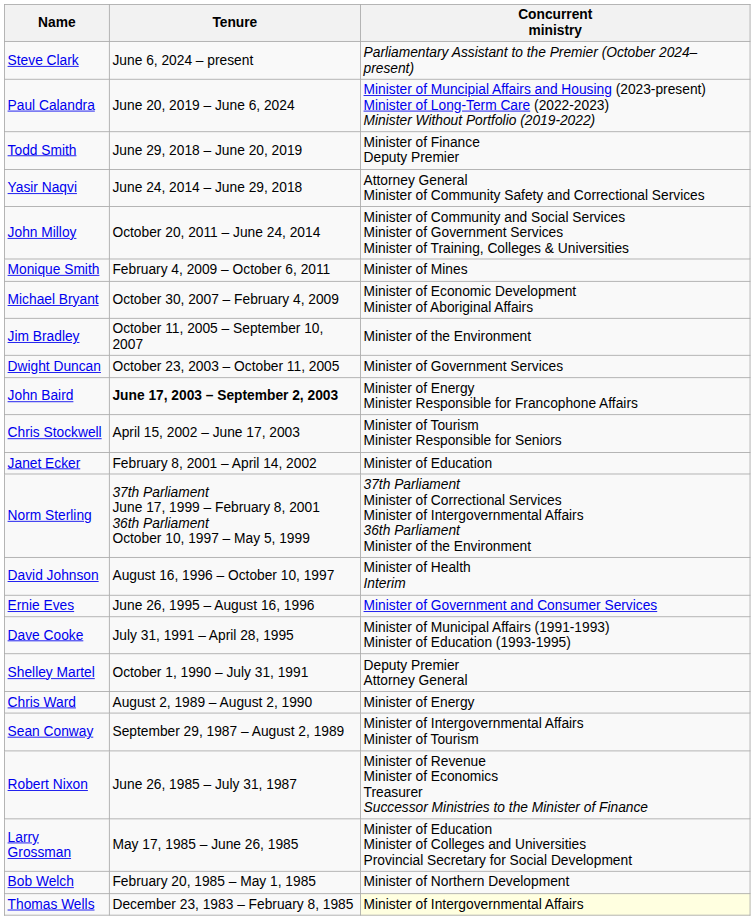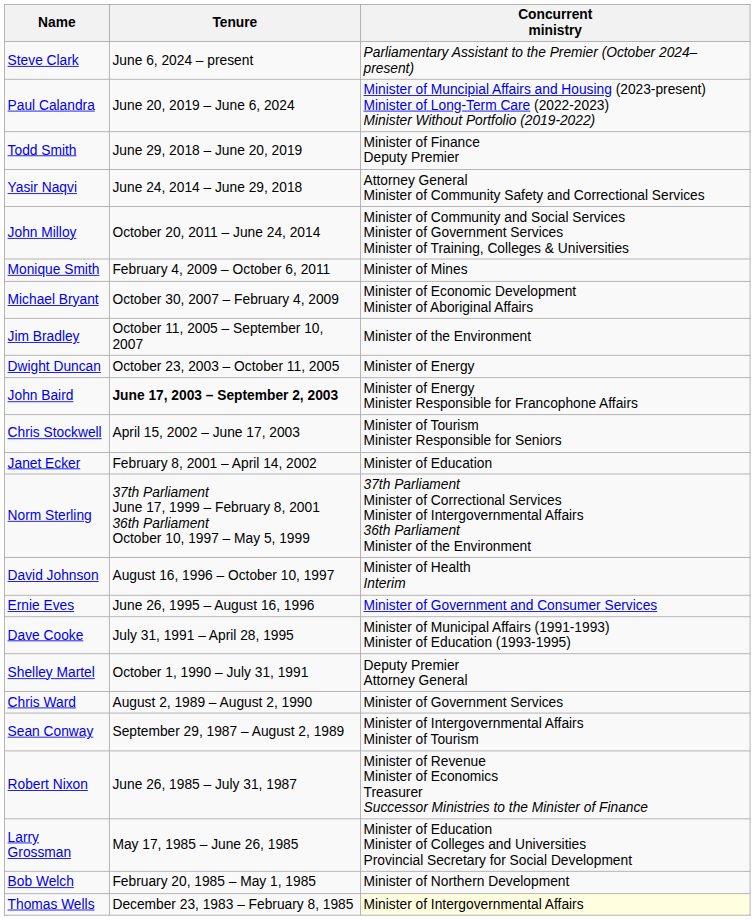(463, 366) Minister of Government Services -> (419, 366) Minister of Energy
(419, 702) Minister of Energy -> (463, 702) Minister of Government Services
